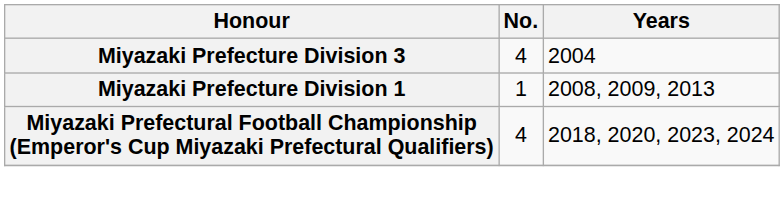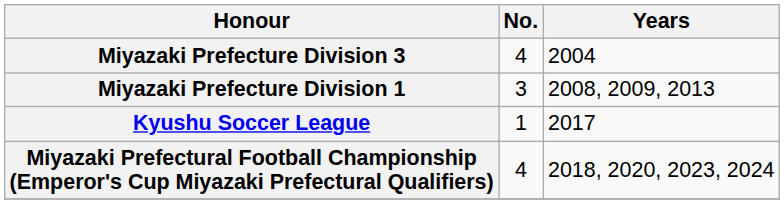(521, 89) 1 -> (521, 89) 3
+ row: (252, 123)
